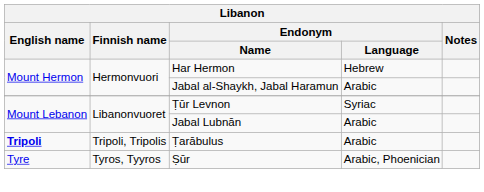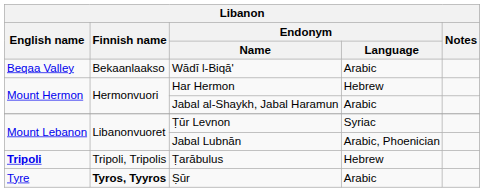+ row: (203, 68)
(360, 123) Arabic -> (392, 141) Arabic, Phoenician
(360, 141) Arabic -> (364, 159) Hebrew
(127, 159) normal -> (129, 178) bold
(392, 159) Arabic, Phoenician -> (360, 178) Arabic
